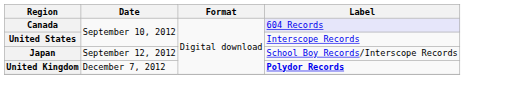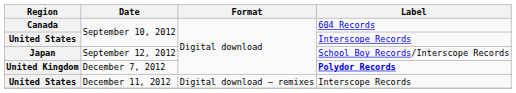(295, 25) lavender background -> (347, 25) no background
+ row: (43, 81)
